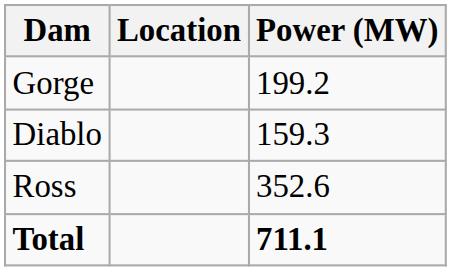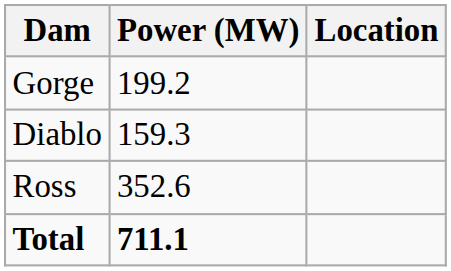columns swapped: (347, 30) <-> (179, 30)
